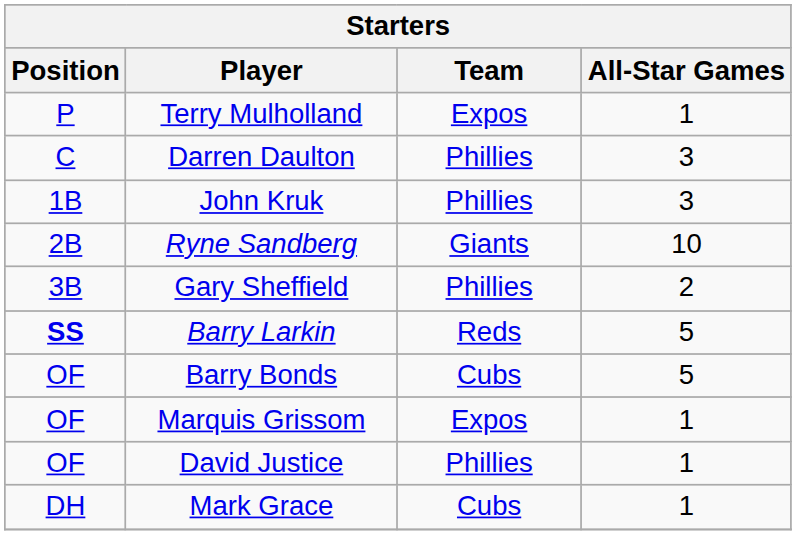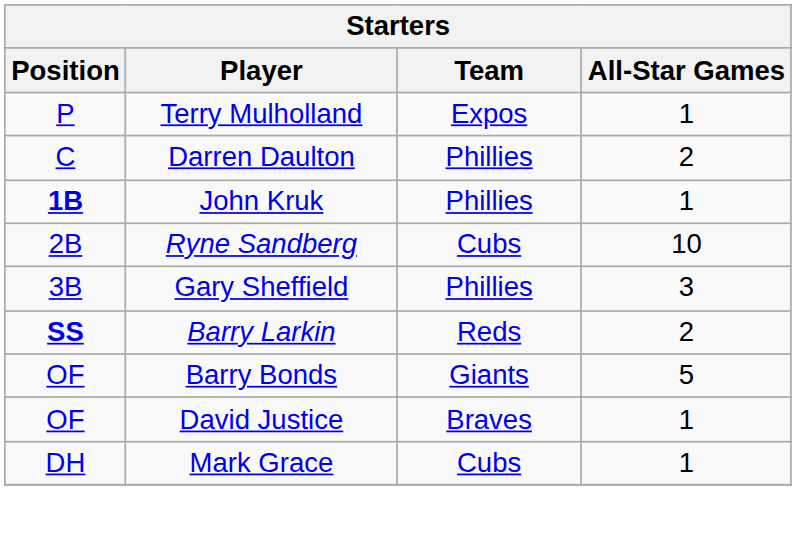(686, 157) 3 -> (686, 157) 2
(65, 200) normal -> (65, 200) bold
(686, 200) 3 -> (686, 200) 1
(489, 244) Giants -> (489, 244) Cubs
(686, 288) 2 -> (686, 288) 3
(686, 331) 5 -> (686, 331) 2
(489, 375) Cubs -> (489, 375) Giants
- row: (261, 419)
(489, 462) Phillies -> (489, 419) Braves
